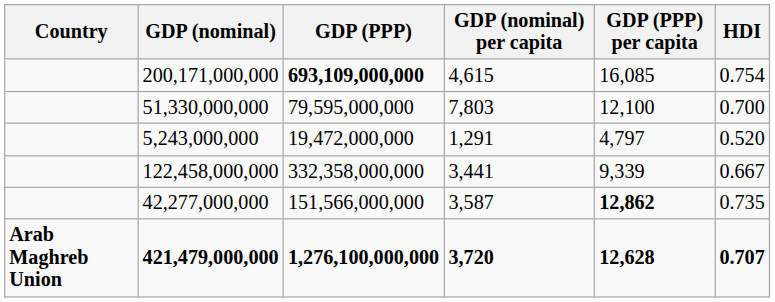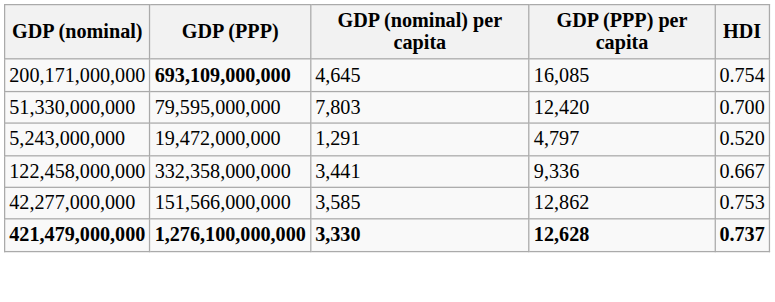- column: (71, 31)
(471, 75) 4,615 -> (338, 75) 4,645
(627, 107) 12,100 -> (562, 107) 12,420
(622, 171) 9,339 -> (557, 171) 9,336
(471, 203) 3,587 -> (338, 203) 3,585
(627, 203) bold -> (562, 203) normal
(742, 203) 0.735 -> (742, 203) 0.753
(471, 257) 3,720 -> (338, 235) 3,330
(742, 257) 0.707 -> (742, 235) 0.737
